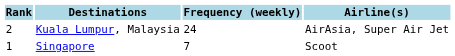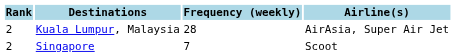(190, 29) 24 -> (190, 29) 28
(9, 46) 1 -> (9, 46) 2
